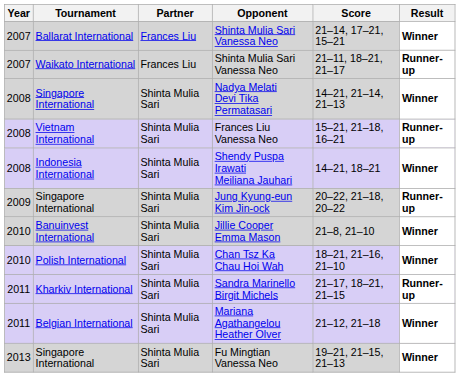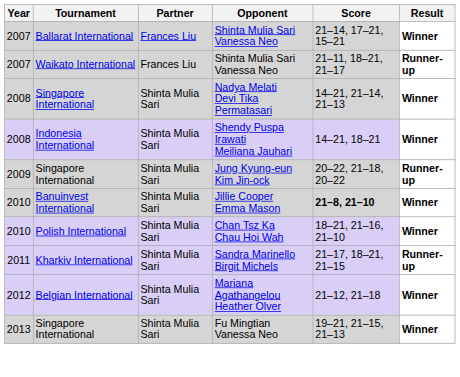- row: (65, 134)
(345, 232) normal -> (345, 203) bold
(19, 324) 2011 -> (19, 295) 2012
